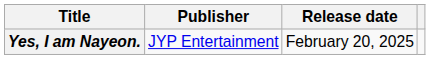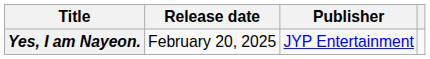columns swapped: (350, 16) <-> (213, 16)
